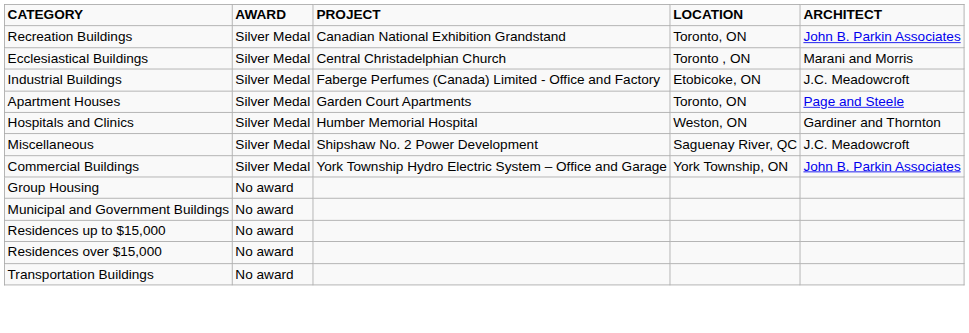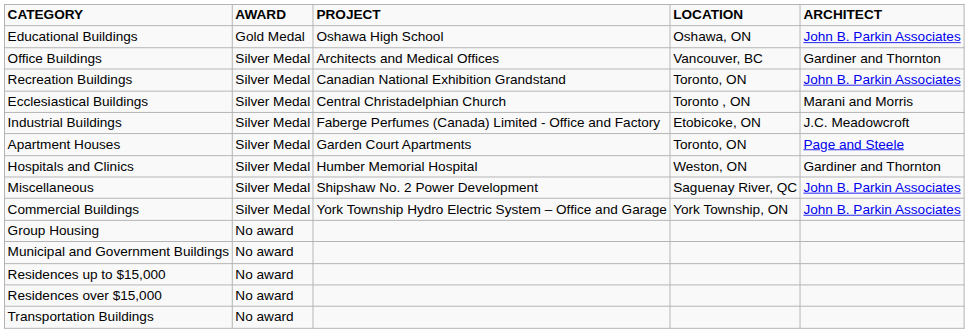+ row: (73, 36)
+ row: (55, 58)
(856, 144) J.C. Meadowcroft -> (882, 187) John B. Parkin Associates
